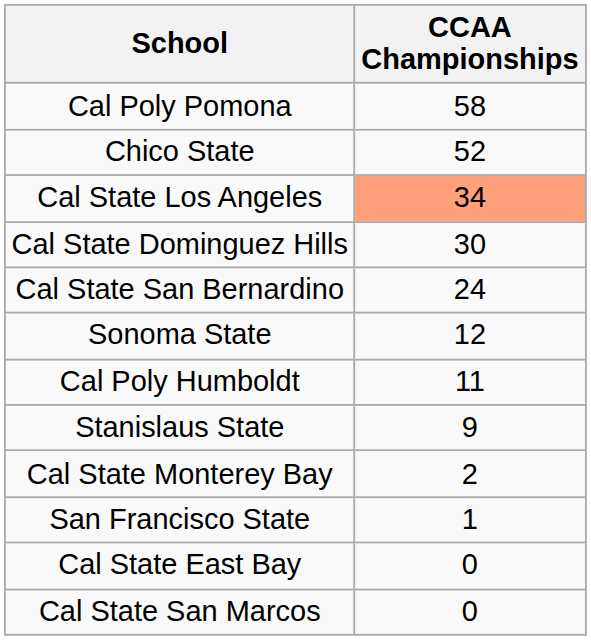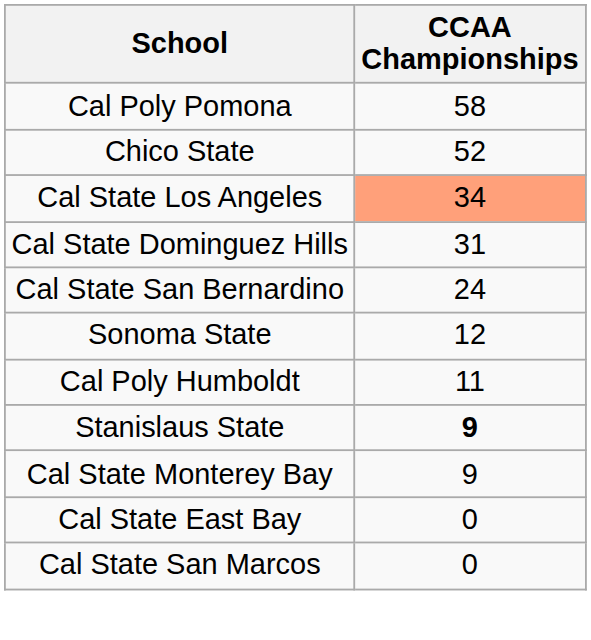(470, 243) 30 -> (470, 243) 31
(470, 427) normal -> (470, 427) bold
(470, 473) 2 -> (470, 473) 9
- row: (180, 519)
